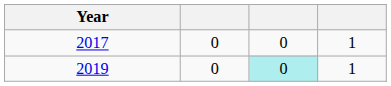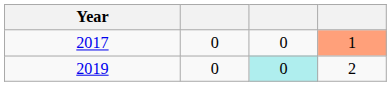(352, 42) no background -> (352, 42) lightsalmon background
(352, 68) 1 -> (352, 68) 2
